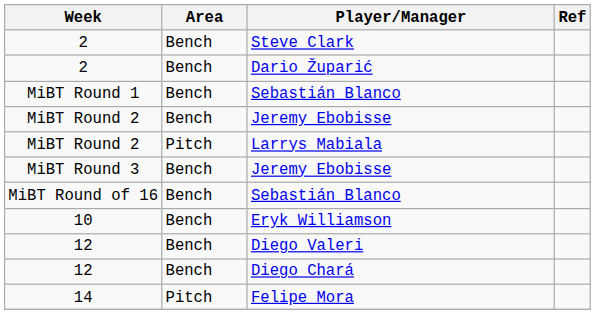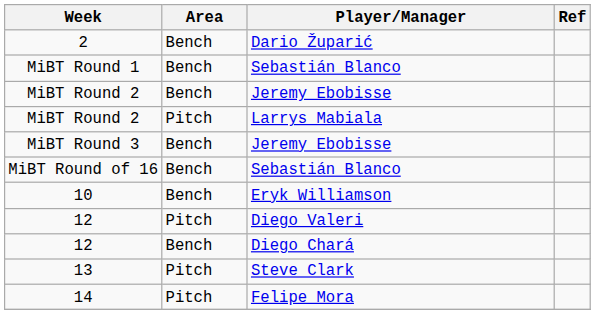- row: (83, 43)
(189, 246) Bench -> (189, 221) Pitch
+ row: (83, 272)
